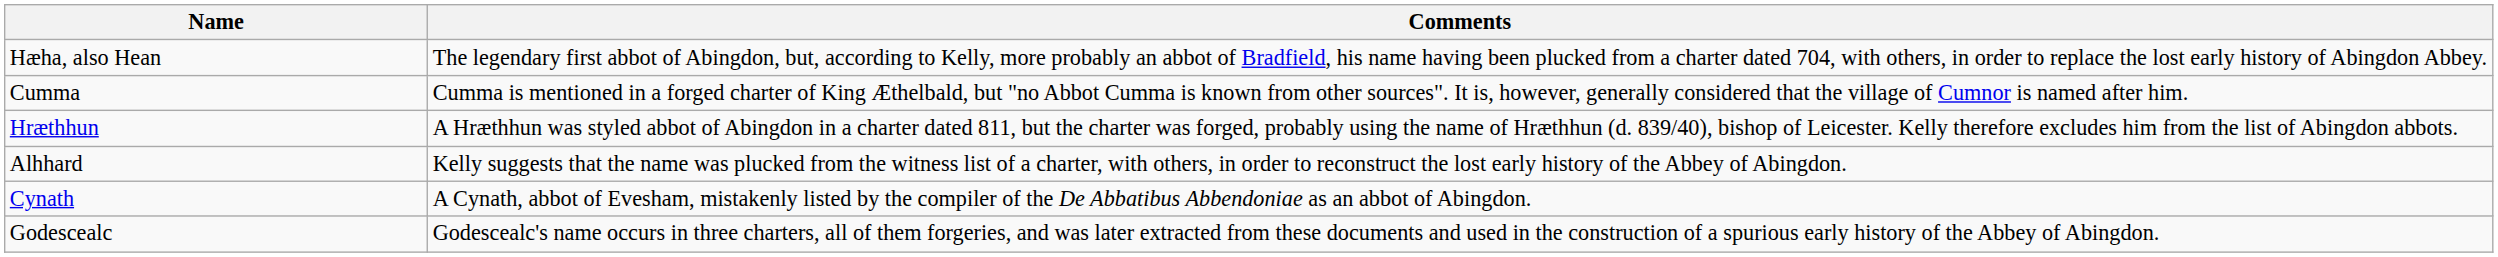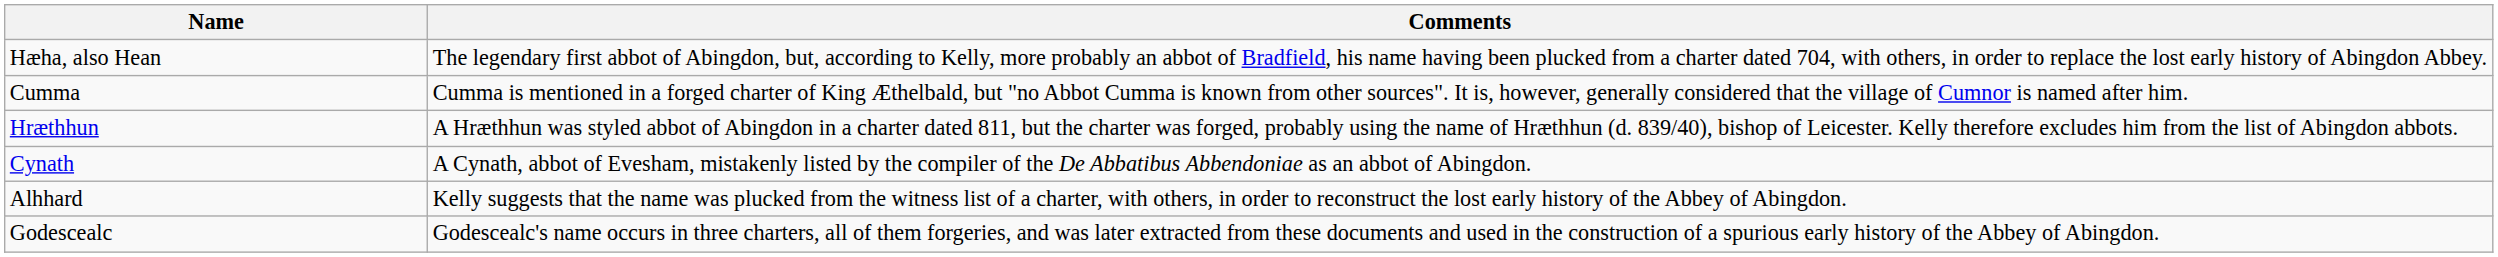rows swapped: (46, 163) <-> (42, 198)
